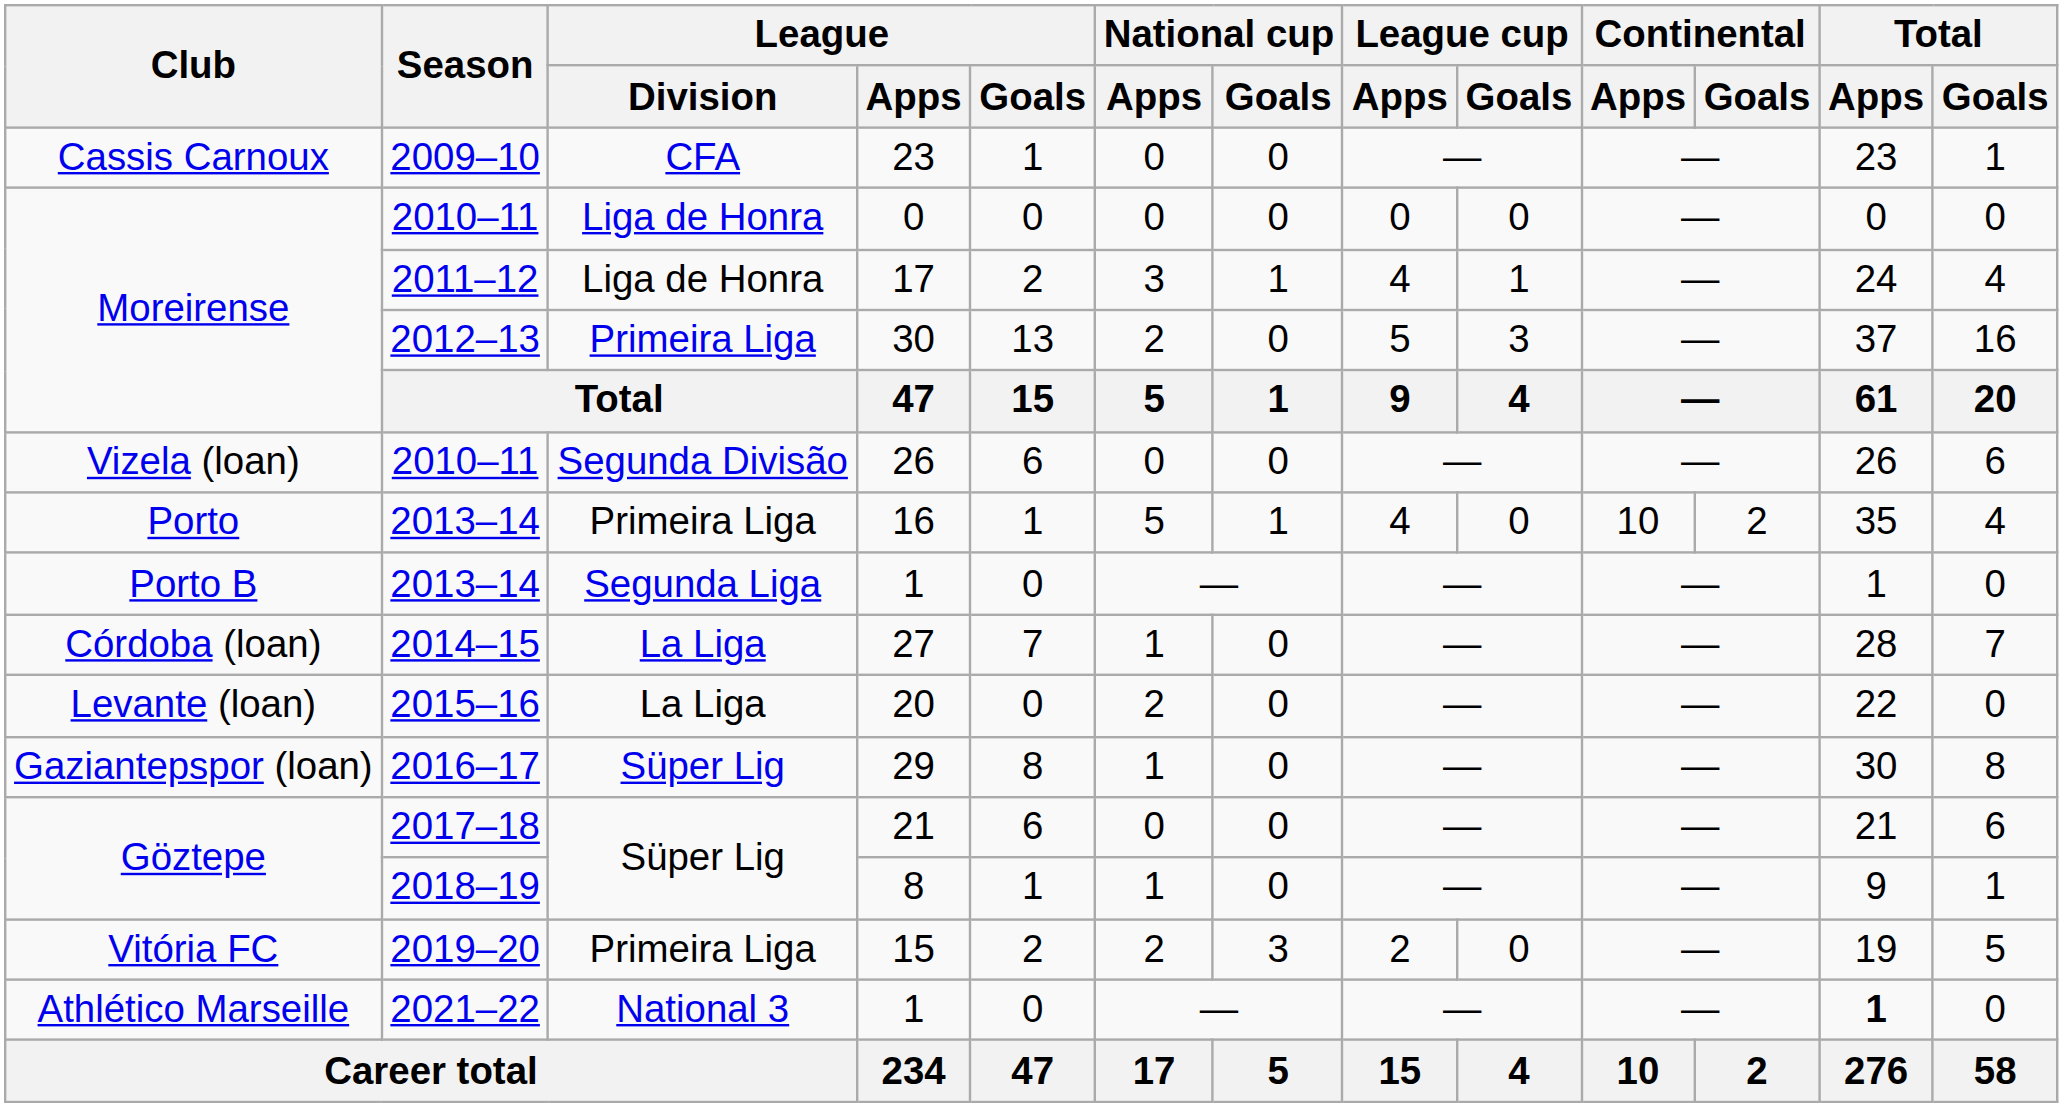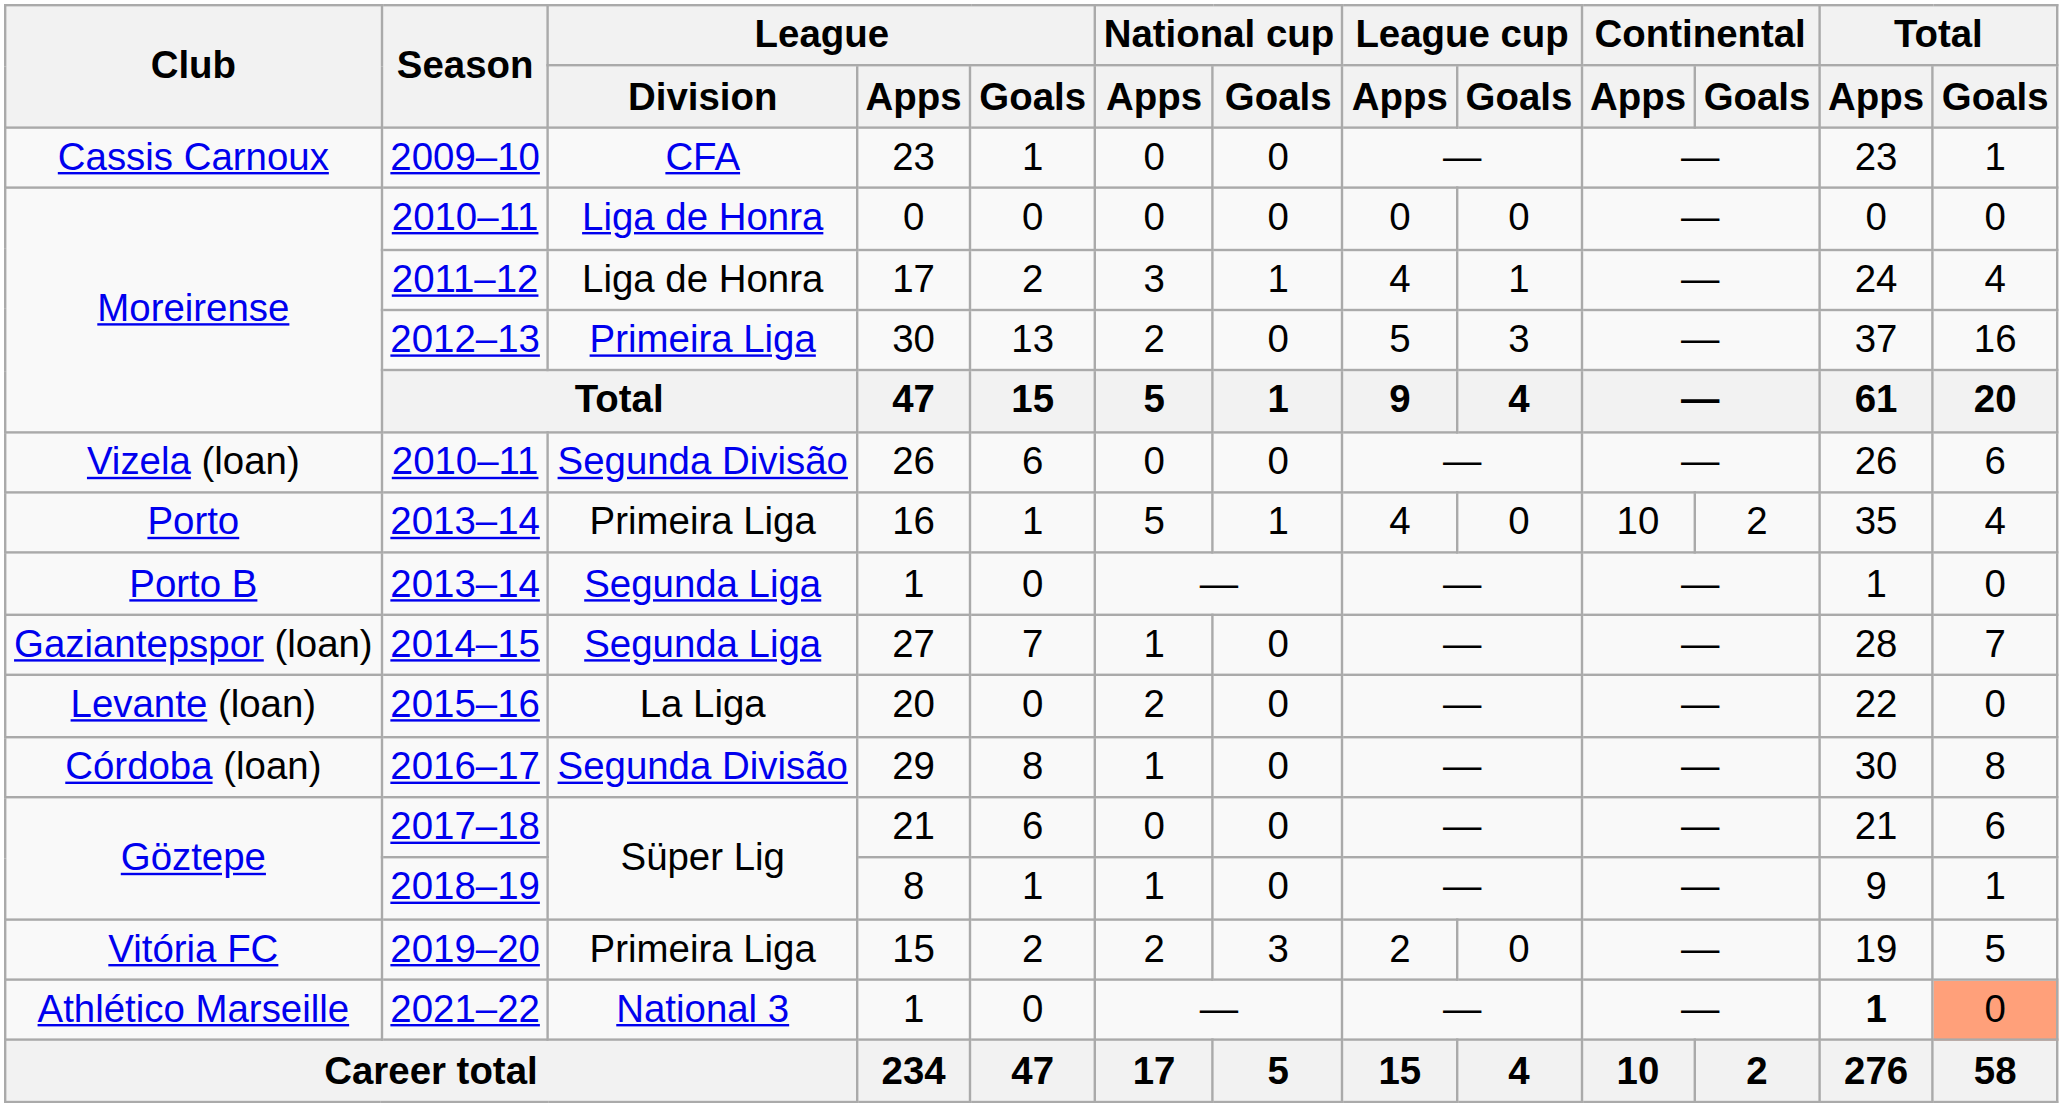(193, 643) Córdoba (loan) -> (193, 643) Gaziantepspor (loan)
(703, 643) La Liga -> (703, 643) Segunda Liga
(193, 765) Gaziantepspor (loan) -> (193, 765) Córdoba (loan)
(703, 765) Süper Lig -> (703, 765) Segunda Divisão
(1995, 1009) no background -> (1995, 1009) lightsalmon background
